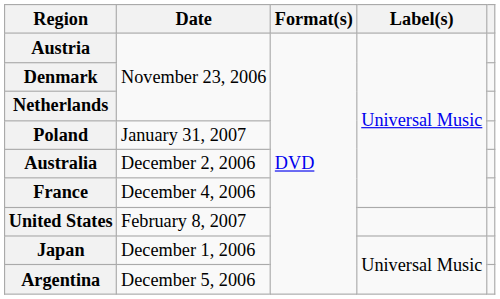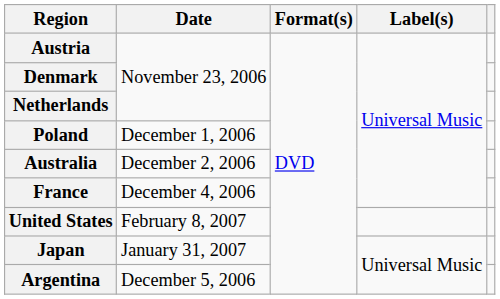(184, 134) January 31, 2007 -> (188, 134) December 1, 2006
(188, 250) December 1, 2006 -> (184, 250) January 31, 2007
